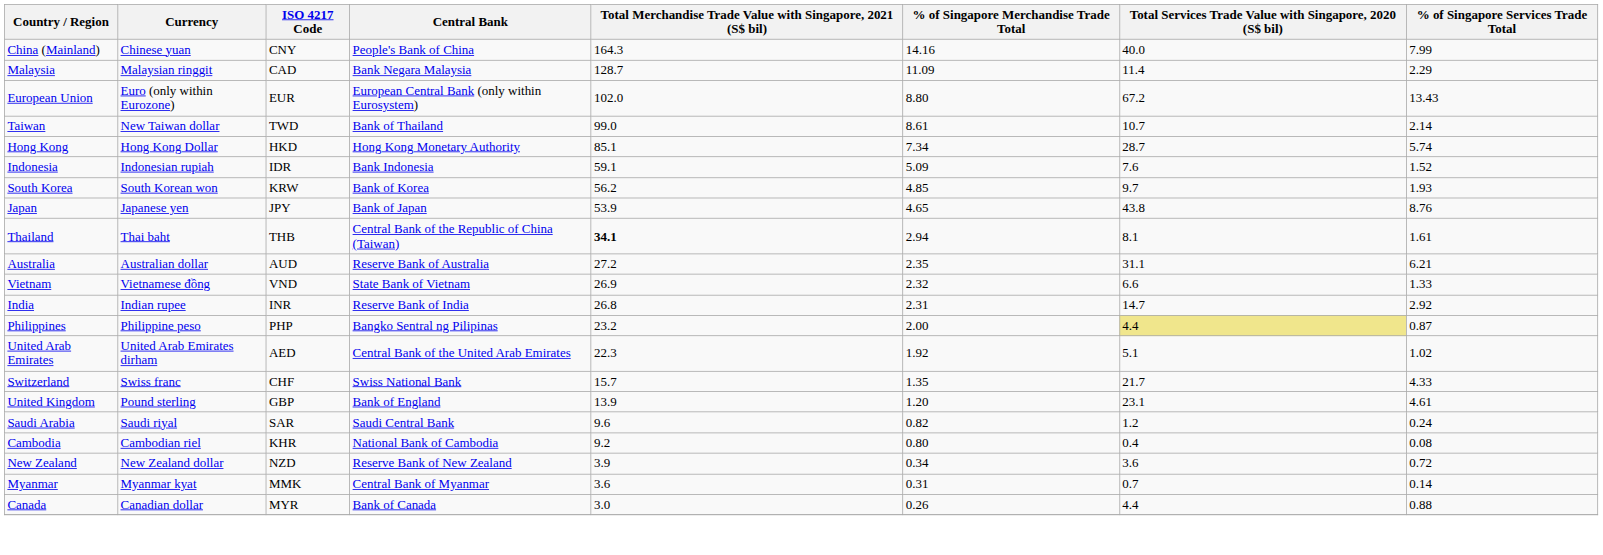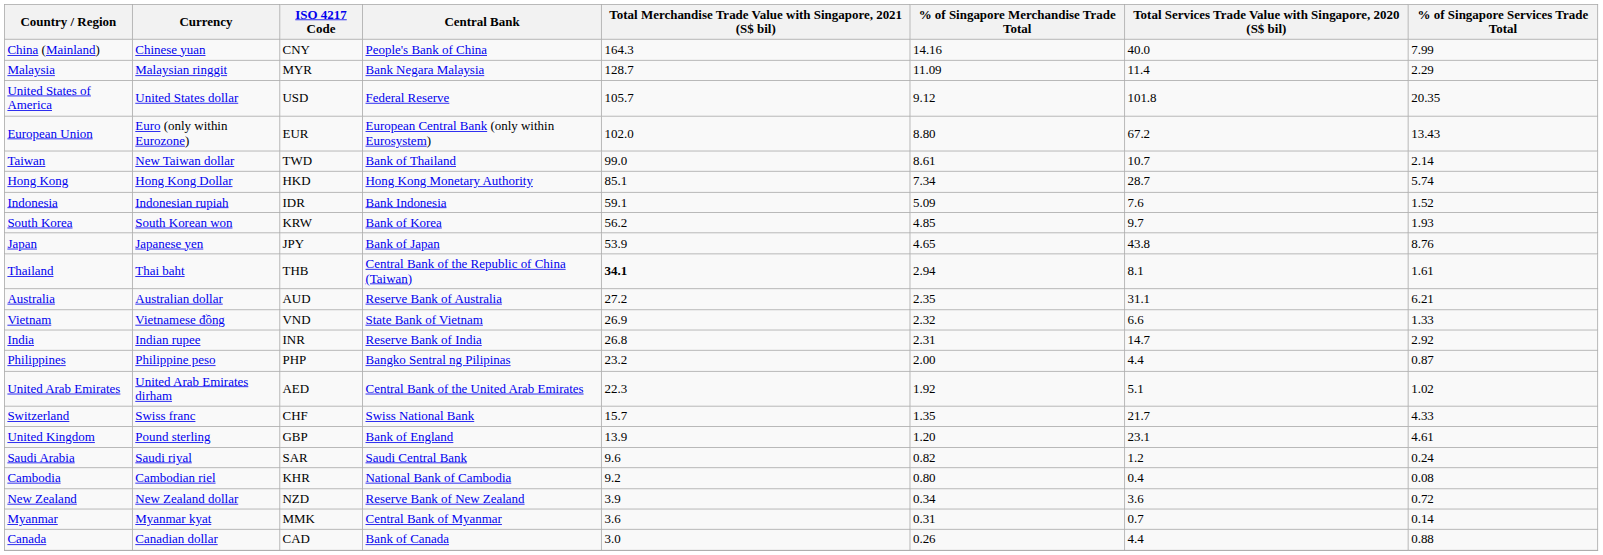(283, 70) CAD -> (297, 70) MYR
+ row: (49, 98)
(1130, 325) khaki background -> (1136, 360) no background
(284, 504) MYR -> (296, 539) CAD
